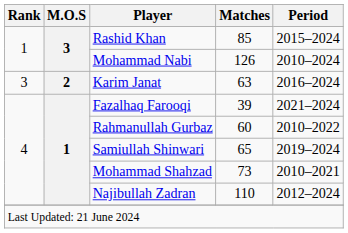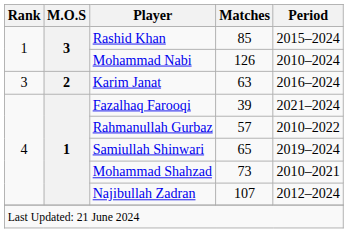(245, 127) 60 -> (245, 127) 57
(245, 194) 110 -> (245, 194) 107
